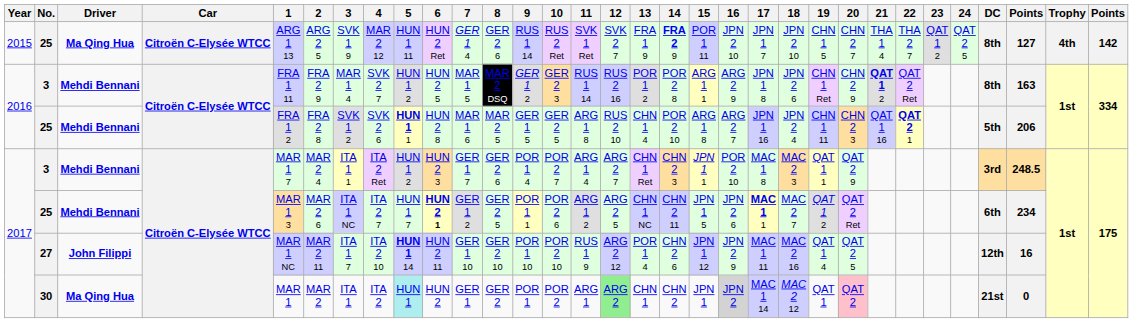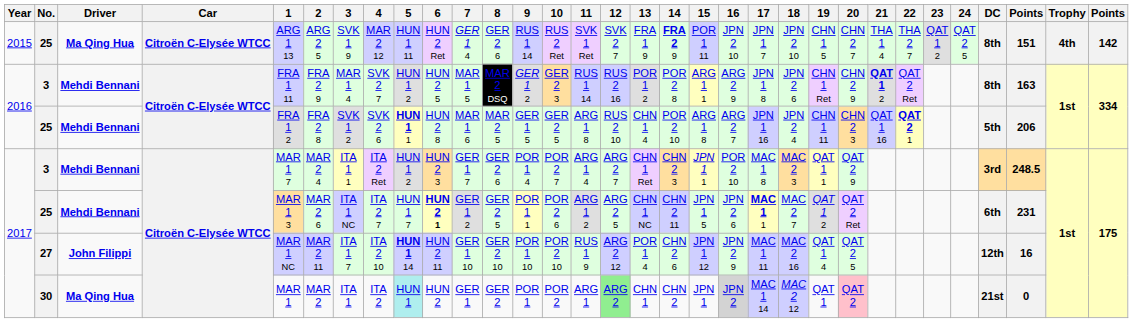(1026, 43) 127 -> (1026, 43) 151
(1026, 211) 234 -> (1026, 211) 231
